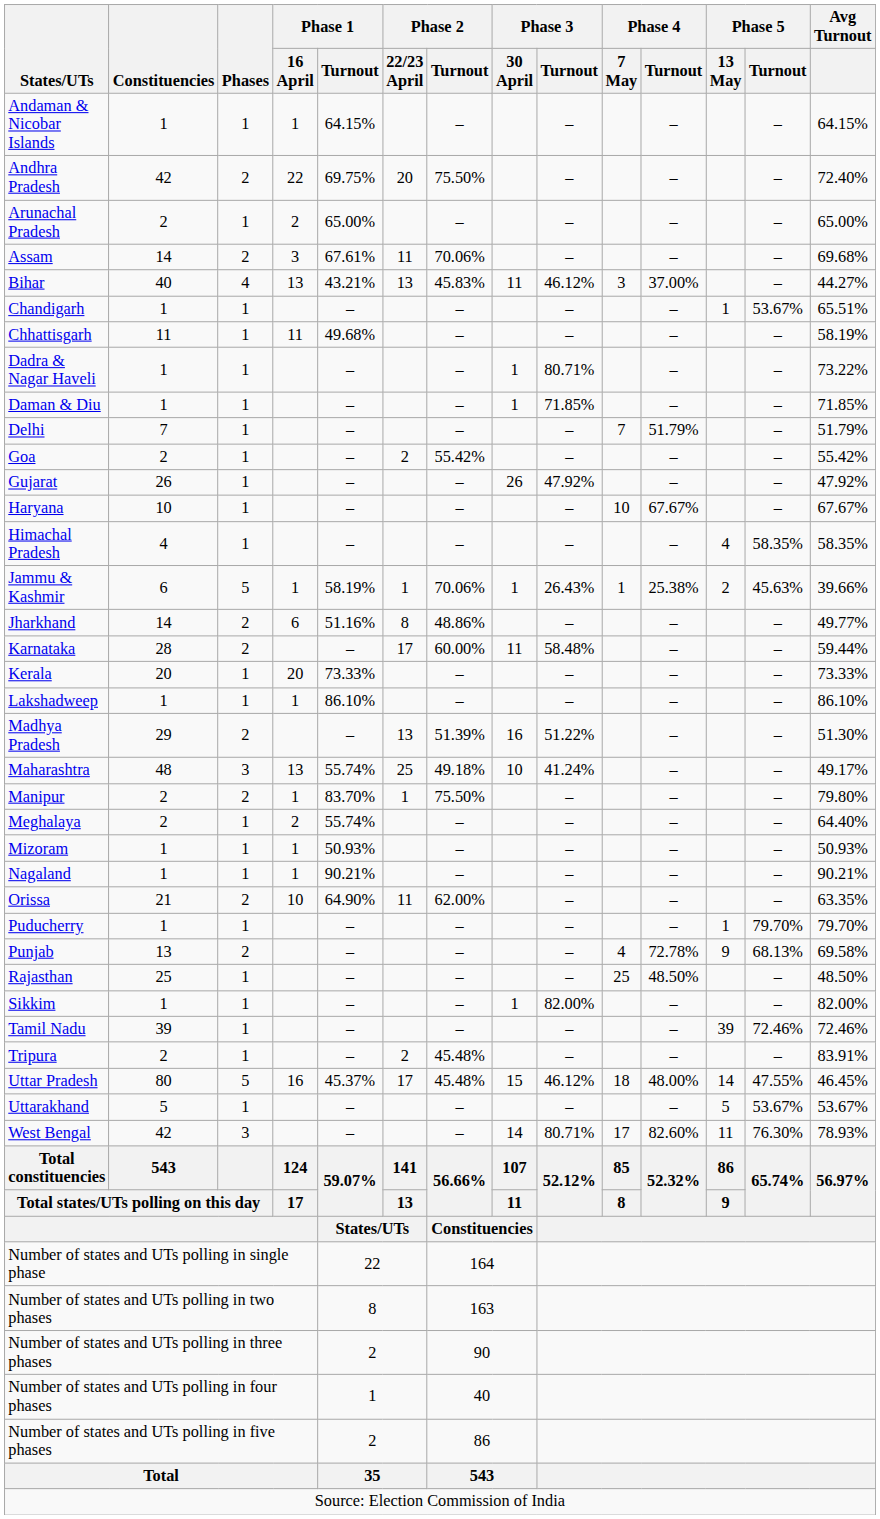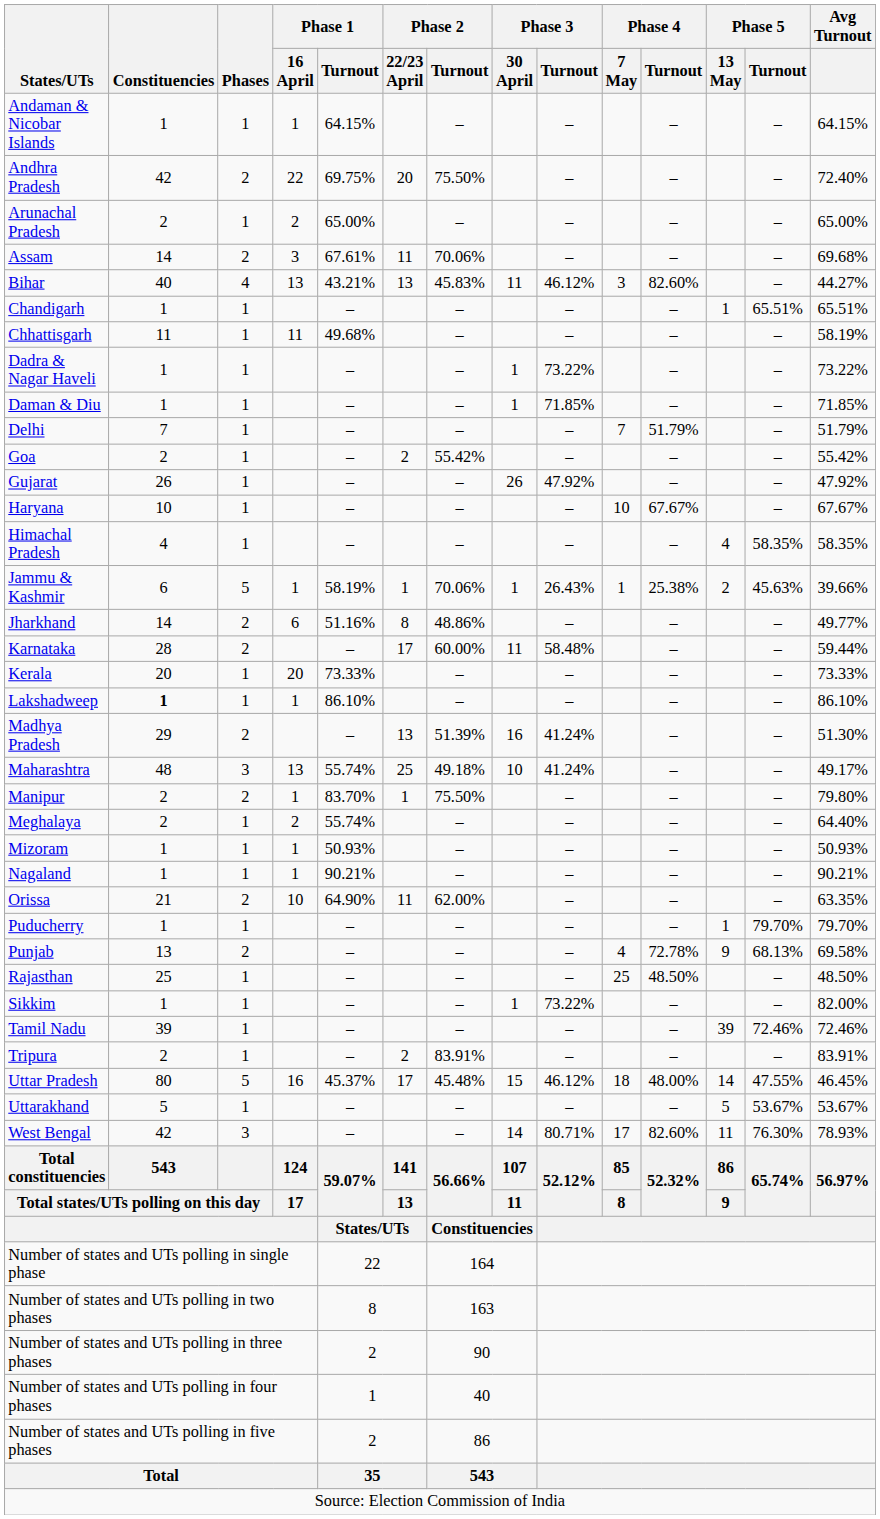(674, 282) 37.00% -> (674, 282) 82.60%
(778, 308) 53.67% -> (778, 308) 65.51%
(569, 369) 80.71% -> (569, 369) 73.22%
(164, 700) normal -> (164, 700) bold
(569, 735) 51.22% -> (569, 735) 41.24%
(569, 1003) 82.00% -> (569, 1003) 73.22%
(460, 1055) 45.48% -> (460, 1055) 83.91%
